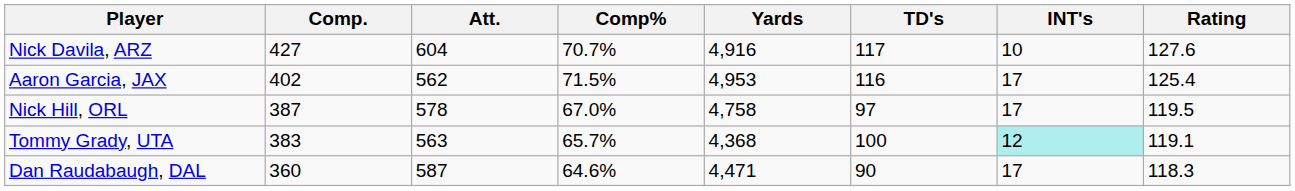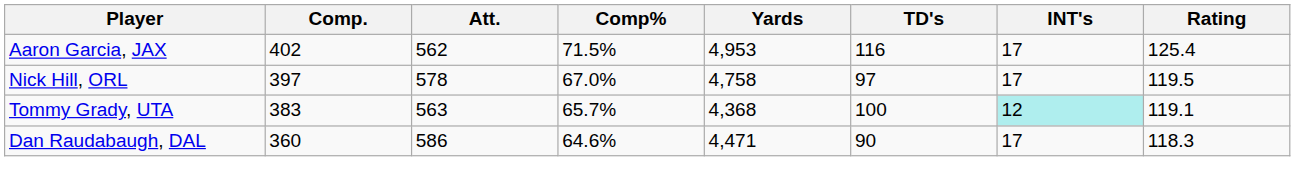- row: (80, 49)
(285, 110) 387 -> (285, 79) 397
(432, 170) 587 -> (432, 140) 586
